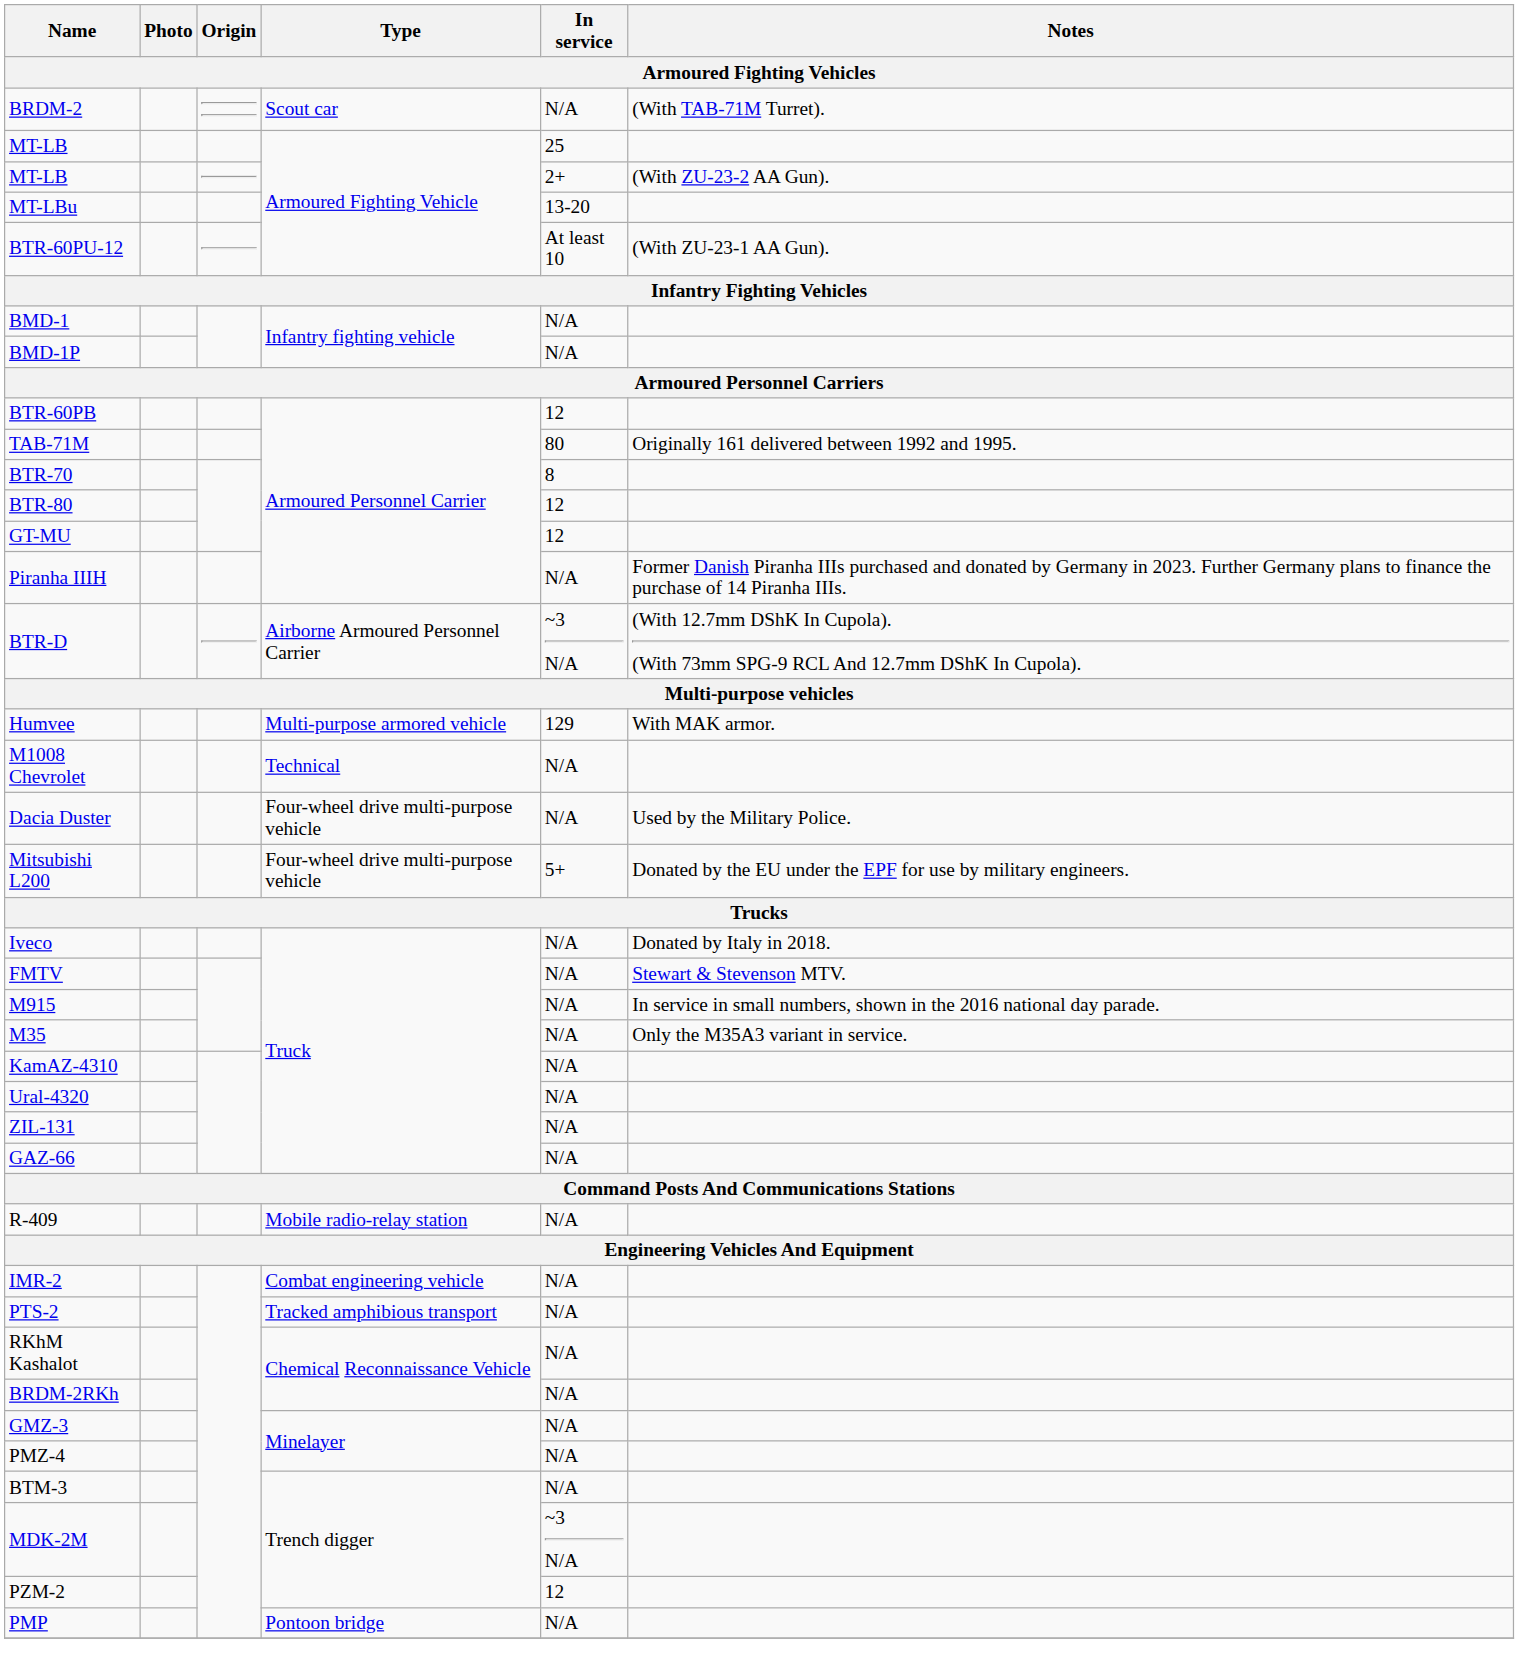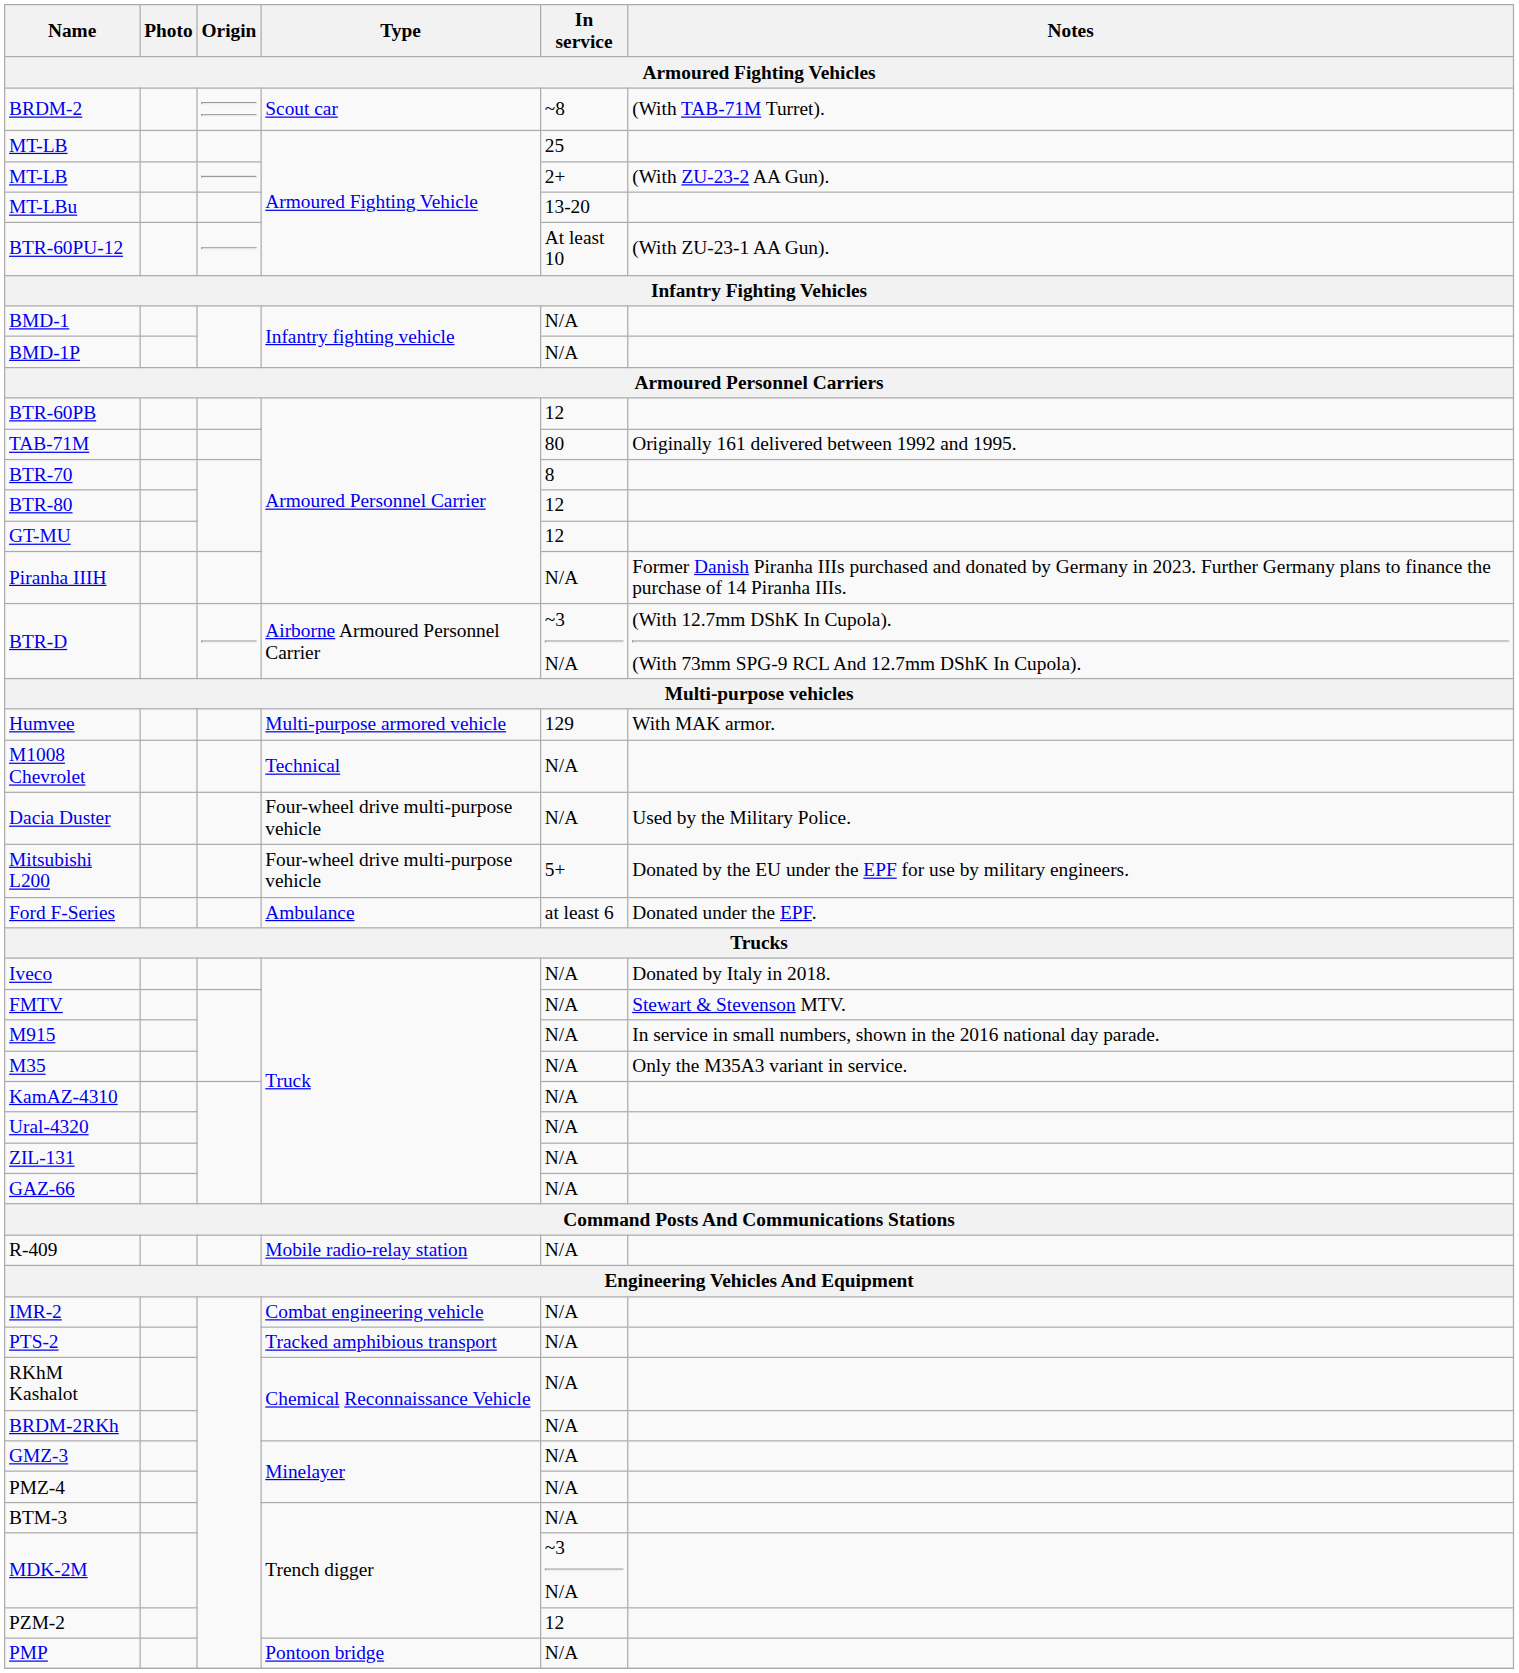(561, 109) N/A -> (555, 109) ~8
+ row: (62, 912)
